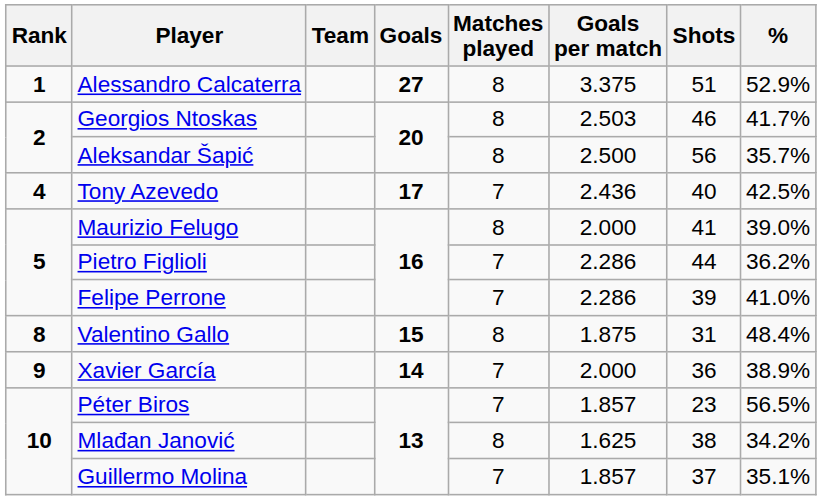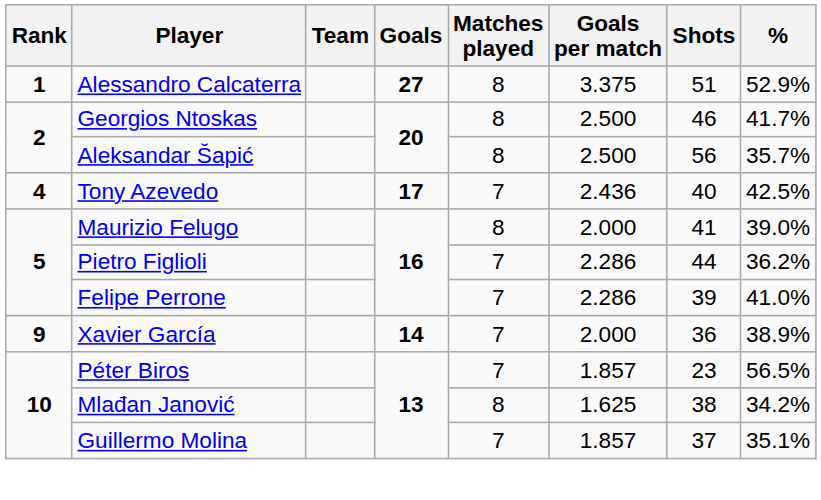(608, 120) 2.503 -> (608, 120) 2.500
- row: (153, 334)
